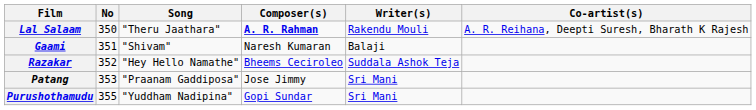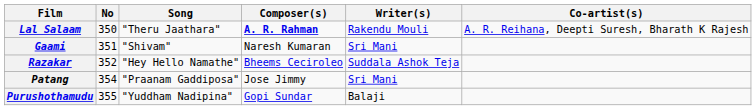(366, 46) Balaji -> (373, 46) Sri Mani
(108, 80) 353 -> (108, 80) 354
(373, 96) Sri Mani -> (366, 96) Balaji
